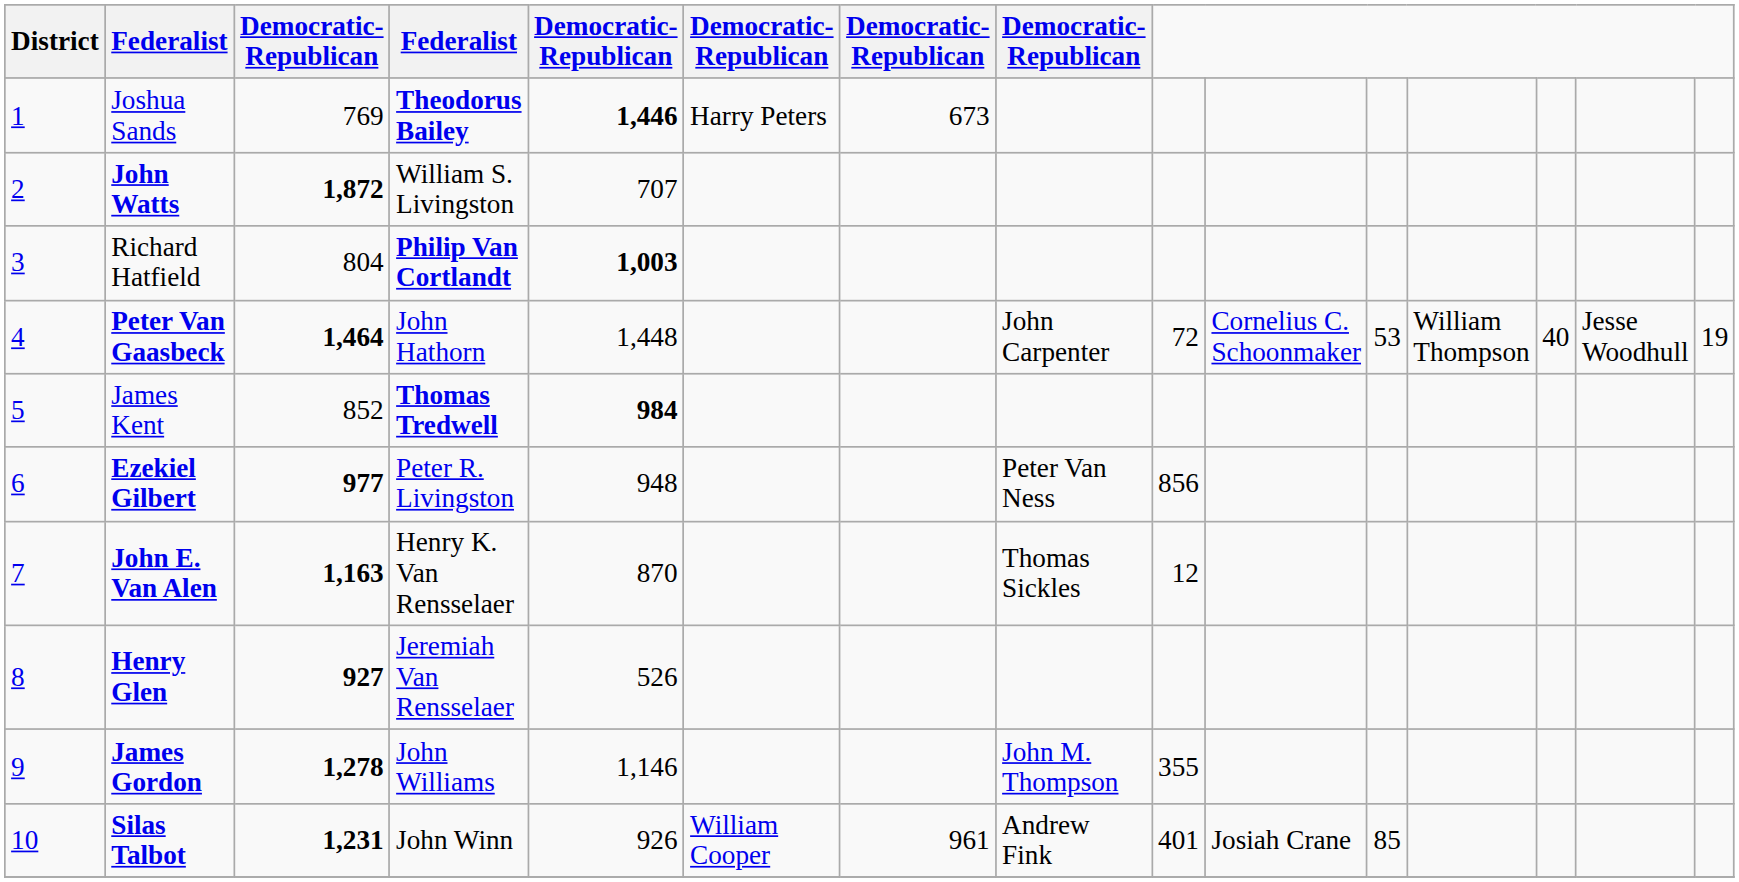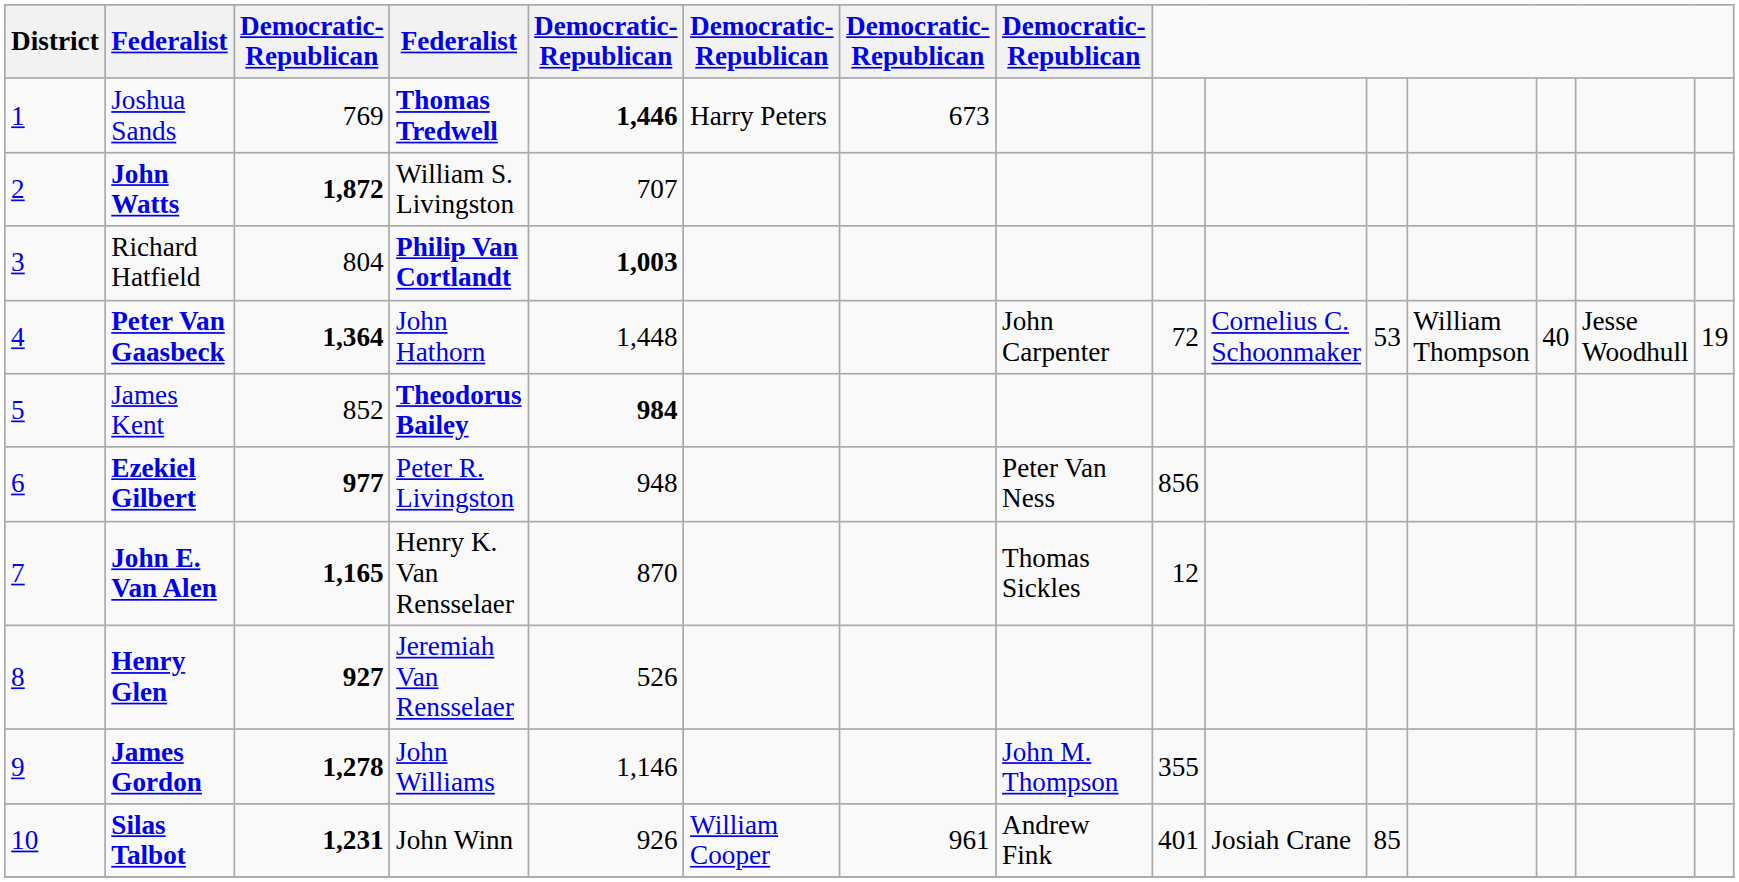(459, 115) Theodorus Bailey -> (447, 115) Thomas Tredwell
(353, 336) 1,464 -> (353, 336) 1,364
(447, 410) Thomas Tredwell -> (459, 410) Theodorus Bailey
(353, 572) 1,163 -> (353, 572) 1,165
